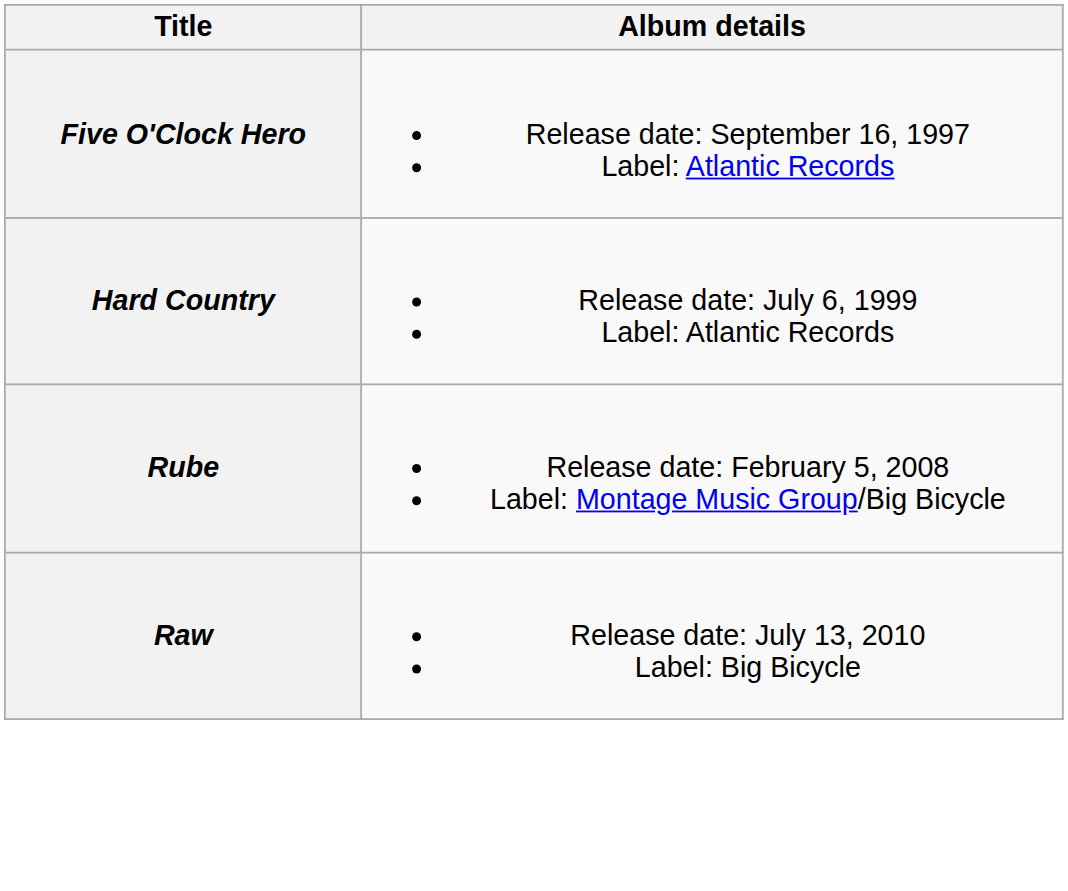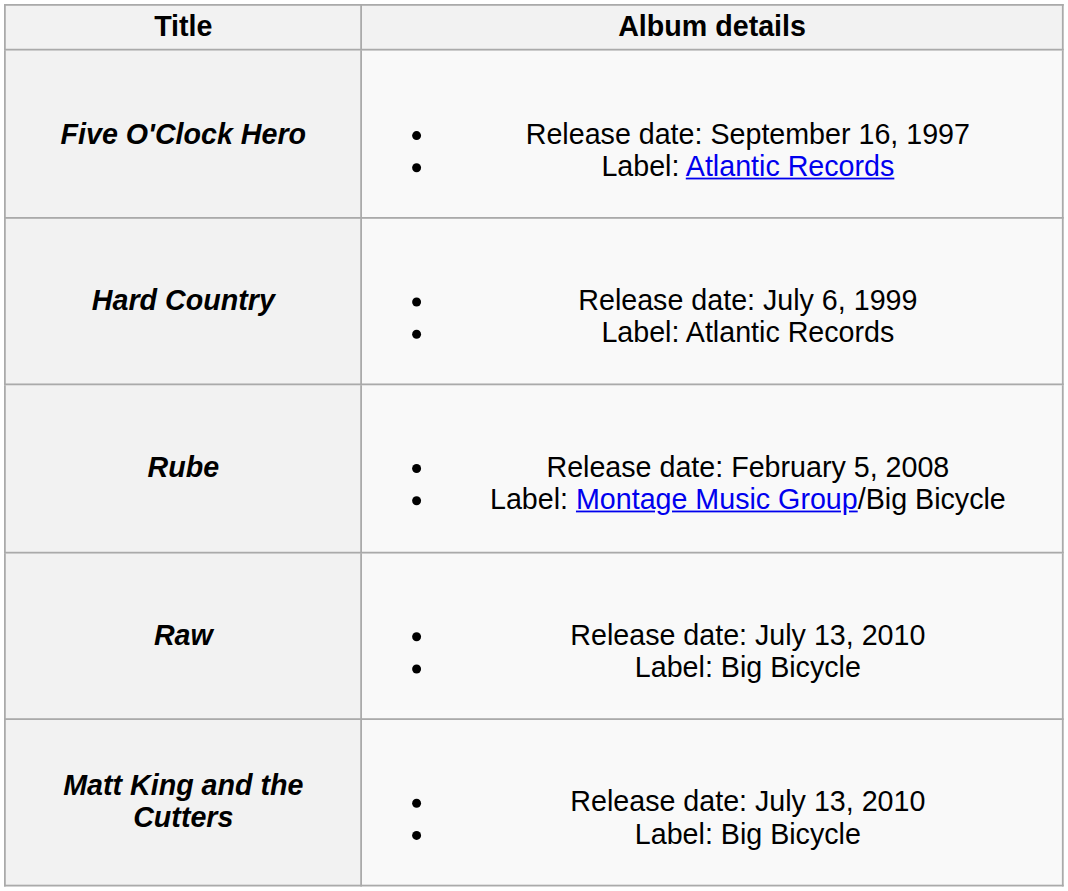+ row: (183, 802)
